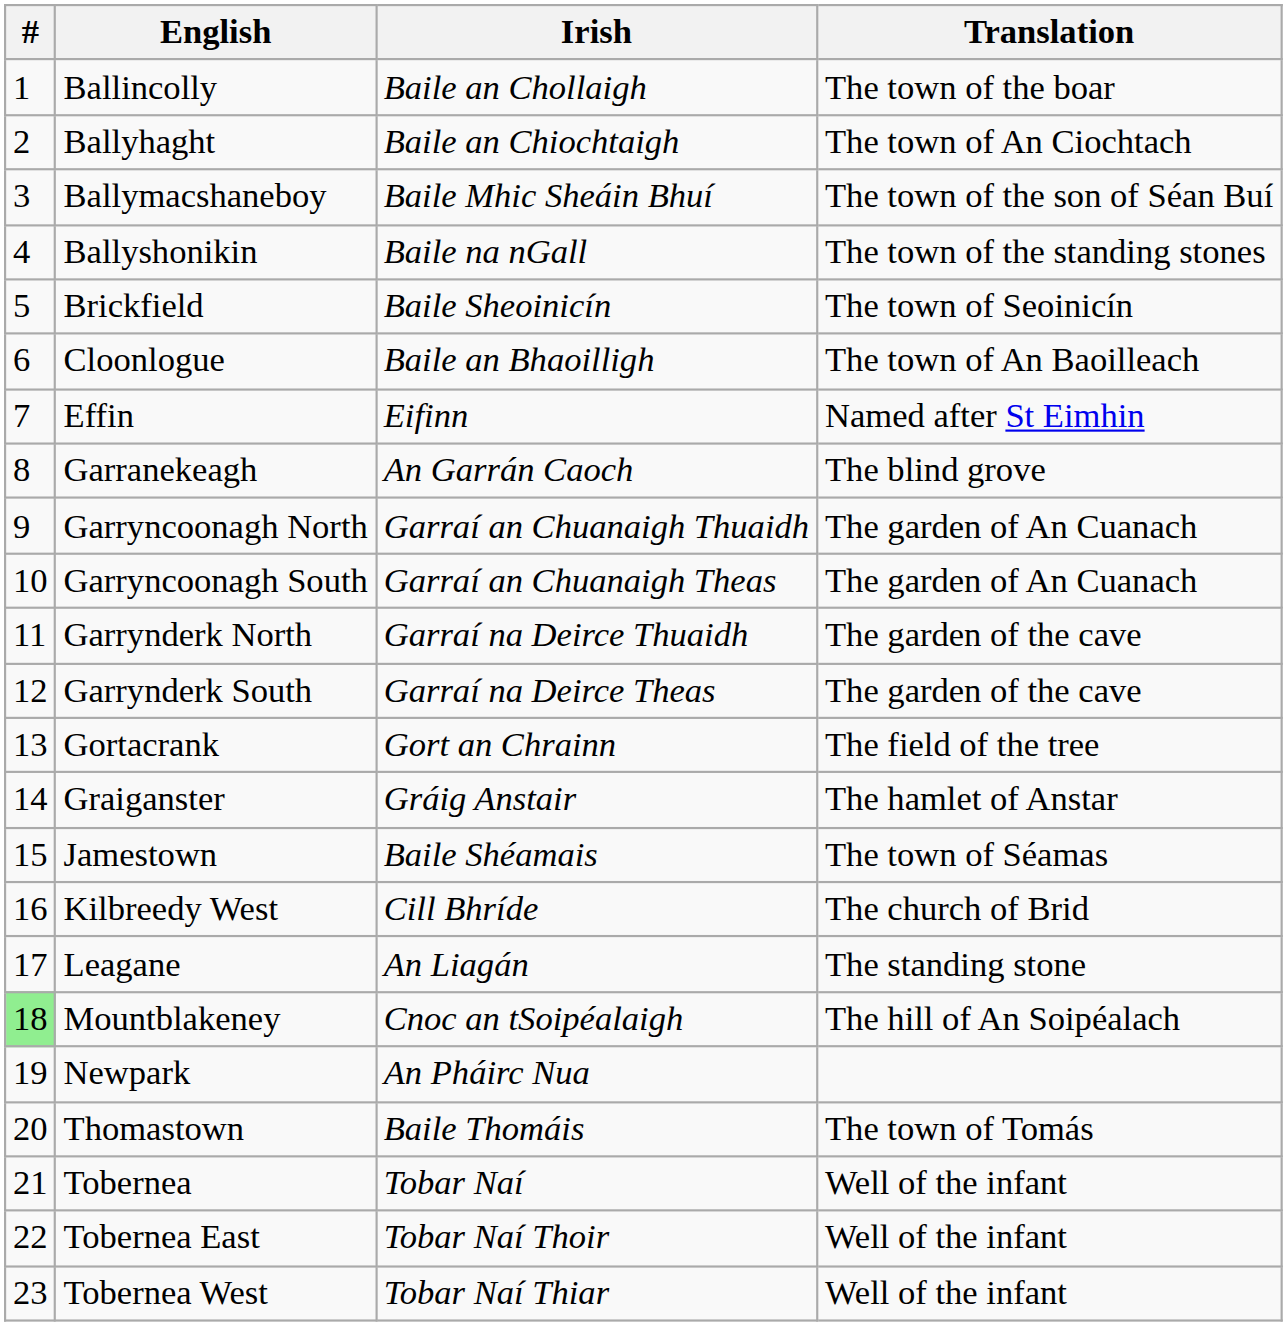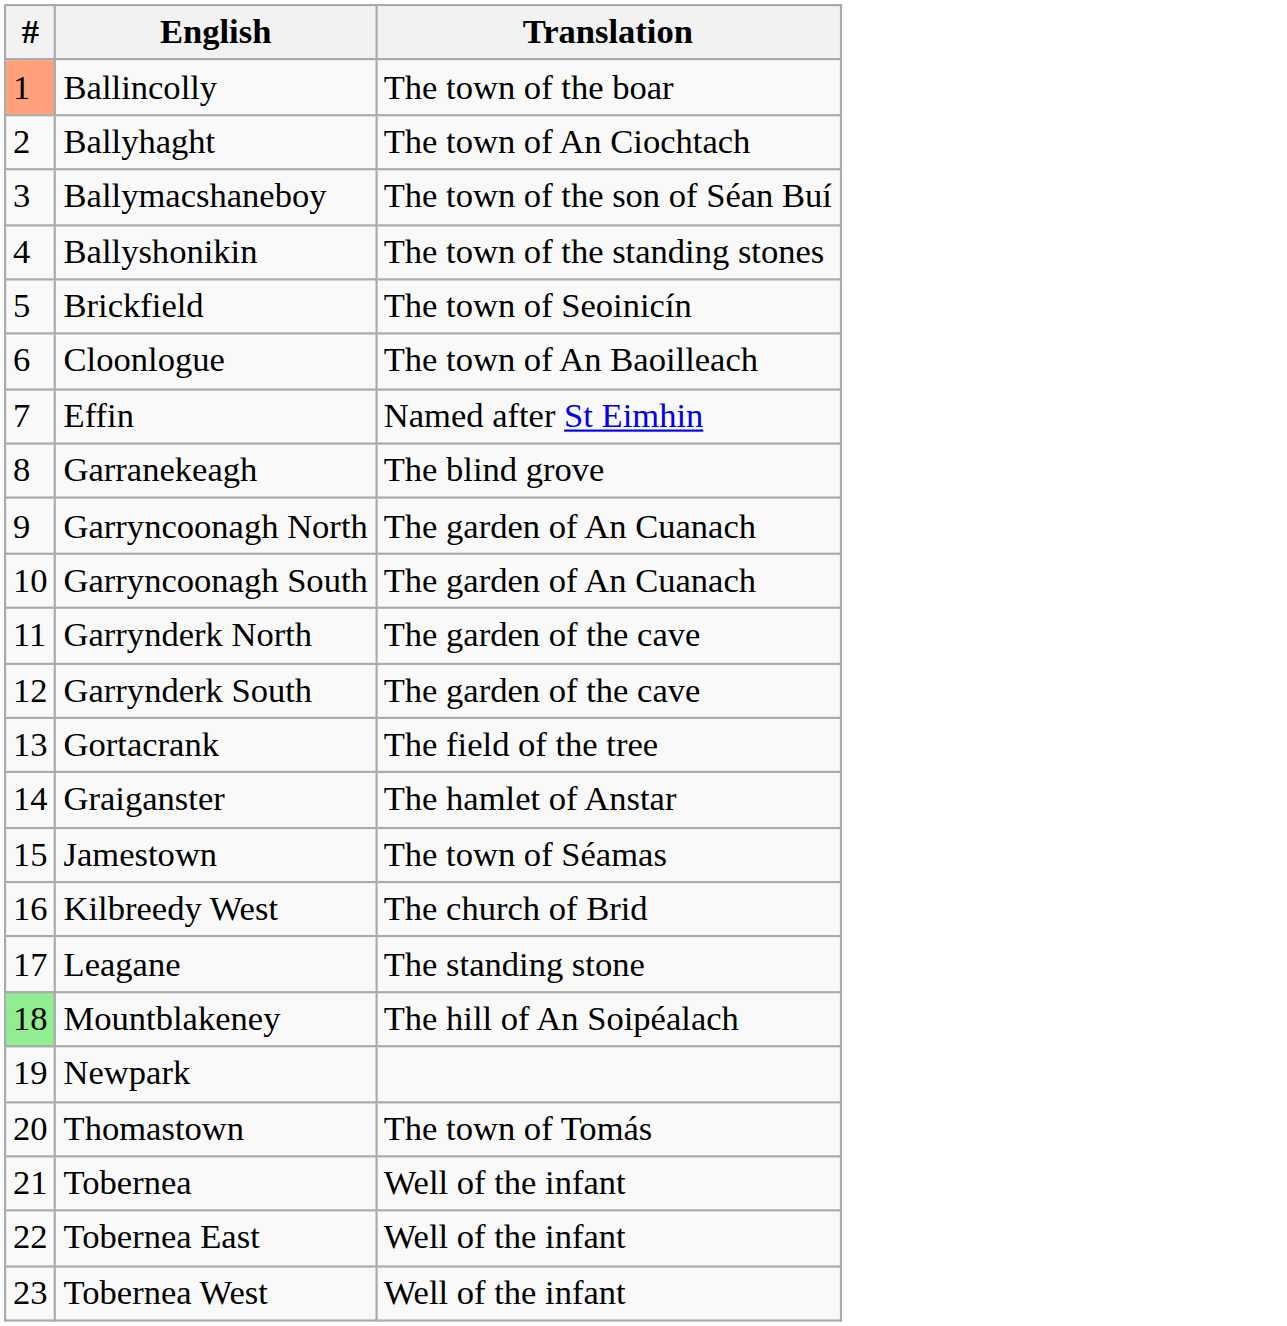- column: (596, 31)
(22, 86) no background -> (22, 86) lightsalmon background
